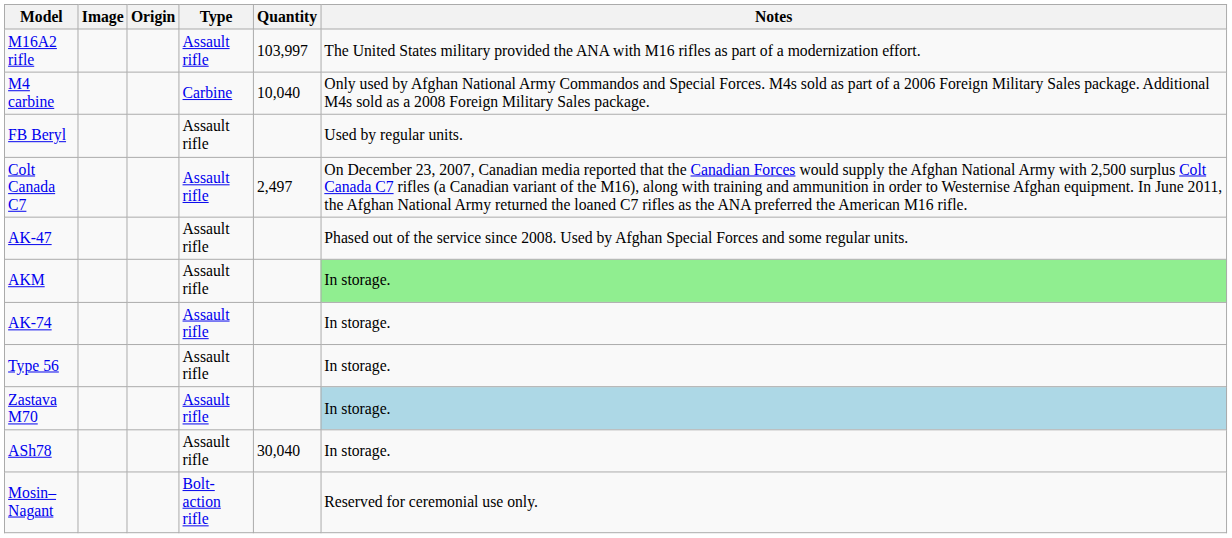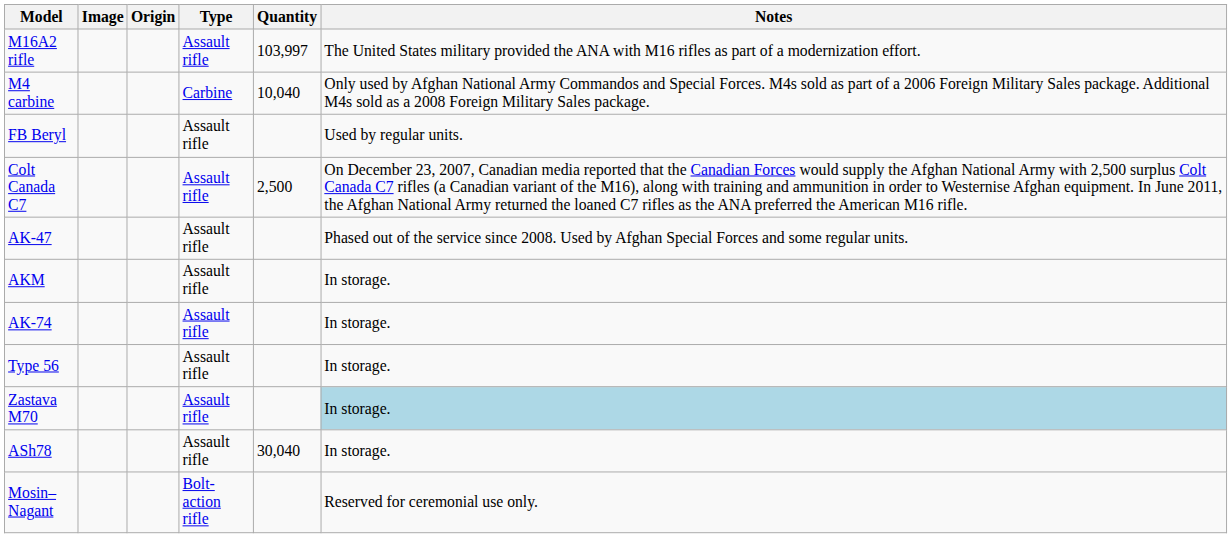(275, 186) 2,497 -> (275, 186) 2,500
(357, 280) lightgreen background -> (357, 280) no background
